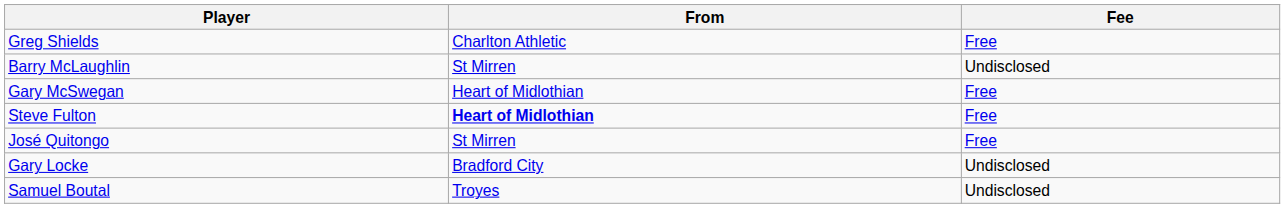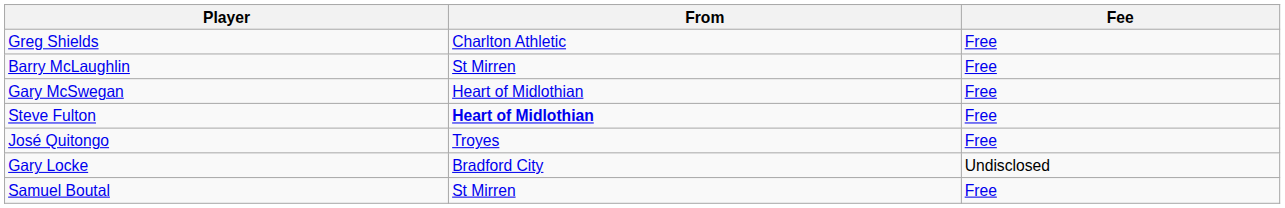(1007, 67) Undisclosed -> (981, 67) Free
(484, 141) St Mirren -> (476, 141) Troyes
(476, 191) Troyes -> (484, 191) St Mirren
(1007, 191) Undisclosed -> (981, 191) Free
